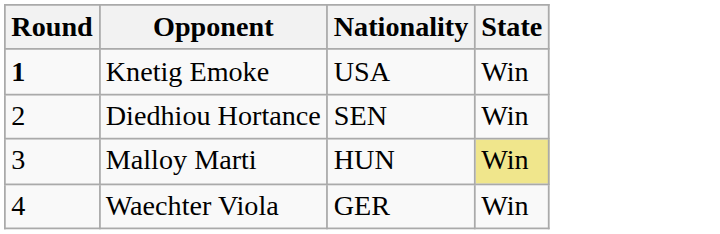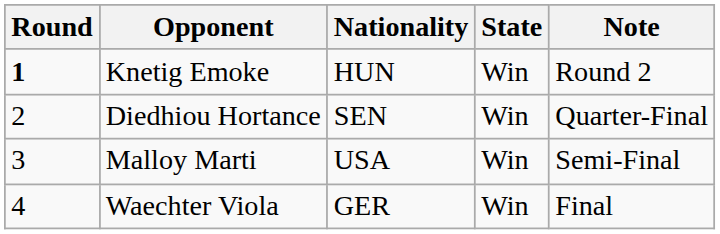+ column: (632, 26)
(362, 71) USA -> (364, 71) HUN
(364, 160) HUN -> (362, 160) USA
(505, 160) khaki background -> (505, 160) no background
